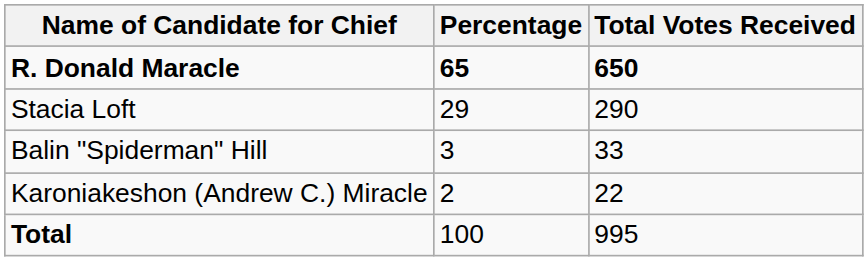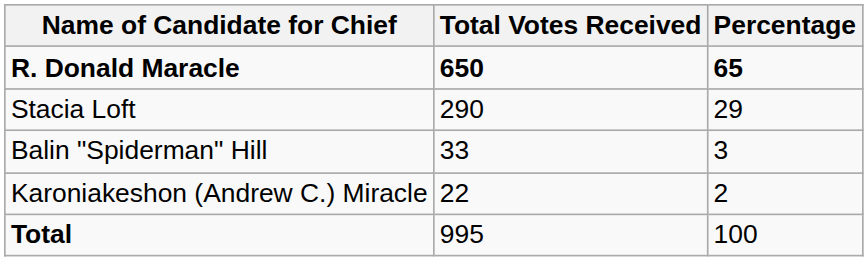columns swapped: (725, 25) <-> (511, 25)
